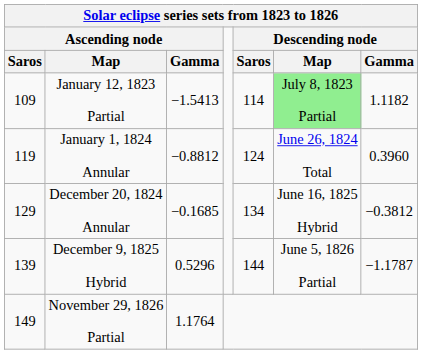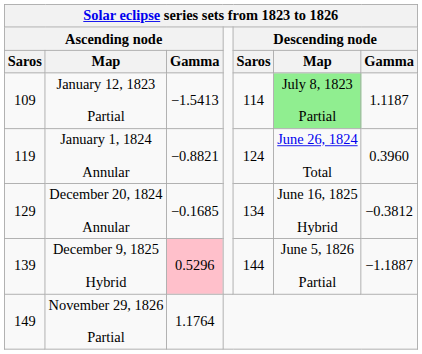(389, 100) 1.1182 -> (389, 100) 1.1187
(195, 155) −0.8812 -> (195, 155) −0.8821
(195, 266) no background -> (195, 266) pink background
(389, 266) −1.1787 -> (389, 266) −1.1887
